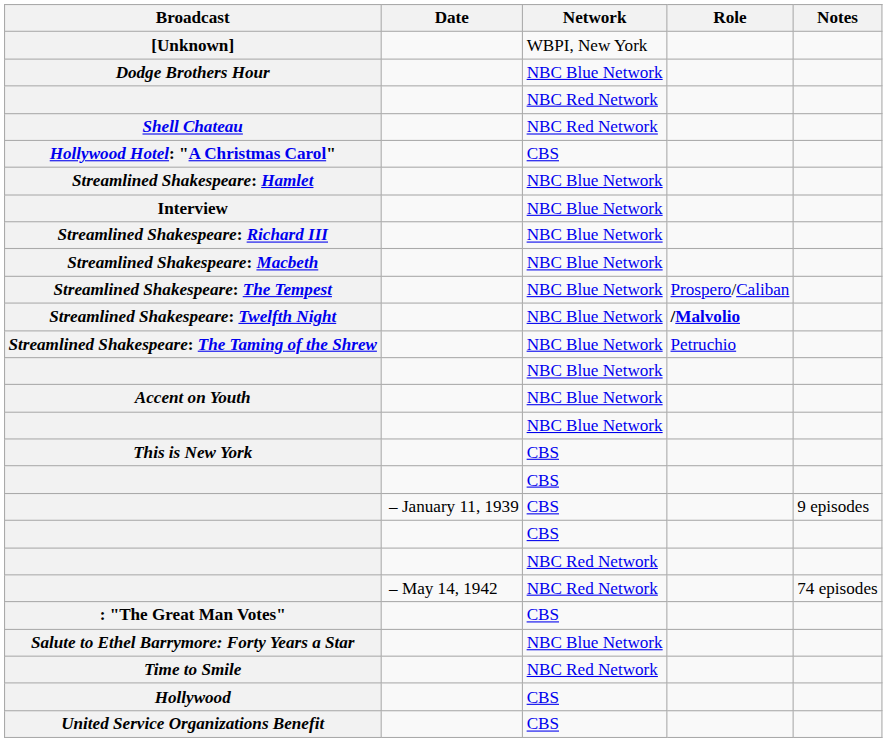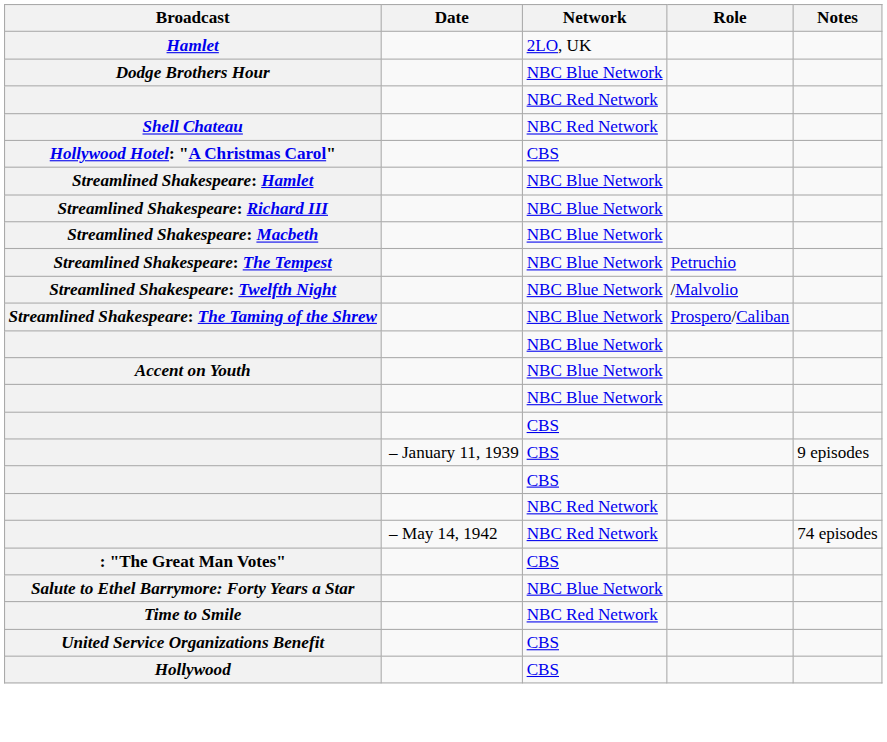+ row: (193, 45)
- row: (193, 45)
- row: (193, 208)
(730, 289) Prospero/Caliban -> (703, 262) Petruchio
(705, 316) bold -> (704, 289) normal
(703, 343) Petruchio -> (730, 316) Prospero/Caliban
- row: (193, 452)
rows swapped: (193, 696) <-> (193, 724)
